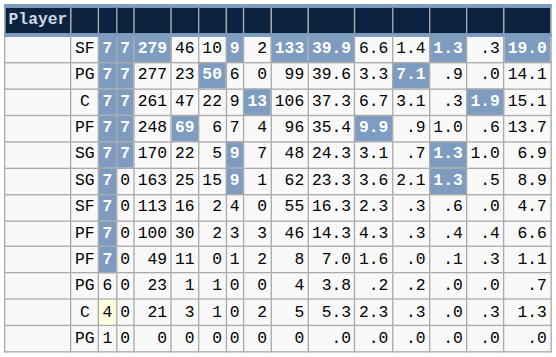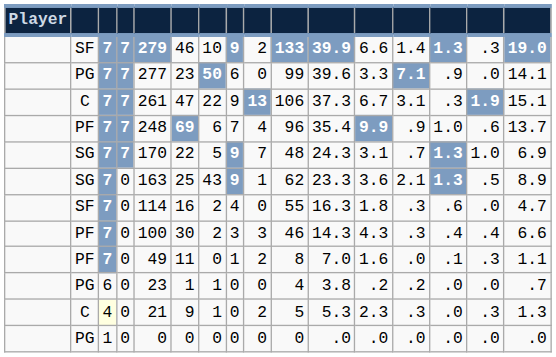(212, 181) 15 -> (212, 181) 43
(152, 208) 113 -> (152, 208) 114
(374, 208) 2.3 -> (374, 208) 1.8
(190, 313) 3 -> (190, 313) 9
